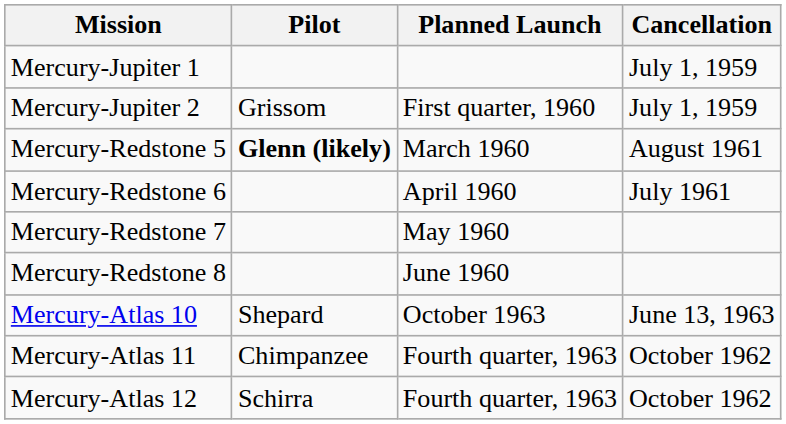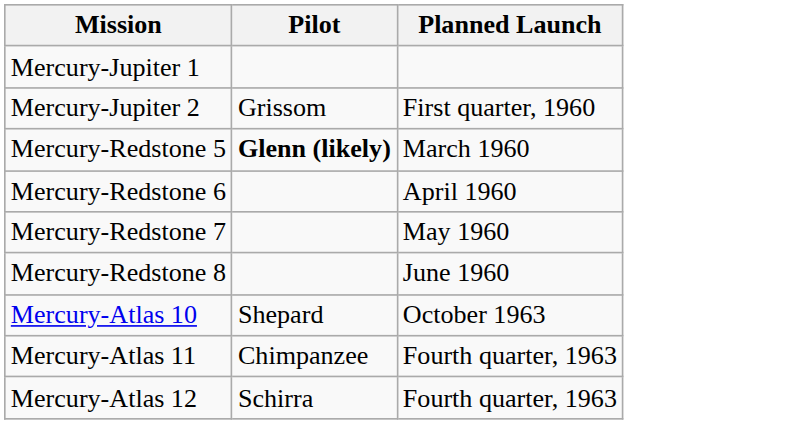- column: (702, 25)
